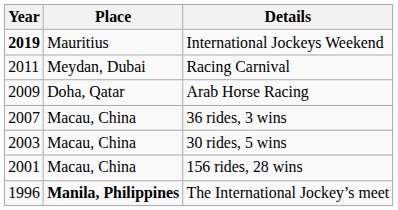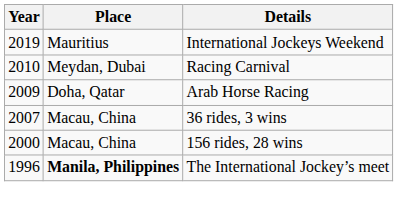(24, 42) bold -> (24, 42) normal
(24, 67) 2011 -> (24, 67) 2010
- row: (237, 142)
(24, 167) 2001 -> (24, 142) 2000
